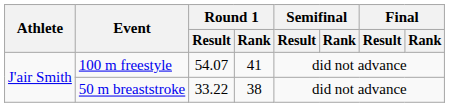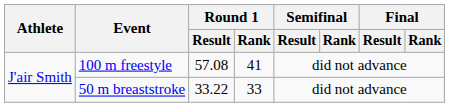(211, 65) 54.07 -> (211, 65) 57.08
(254, 90) 38 -> (254, 90) 33
